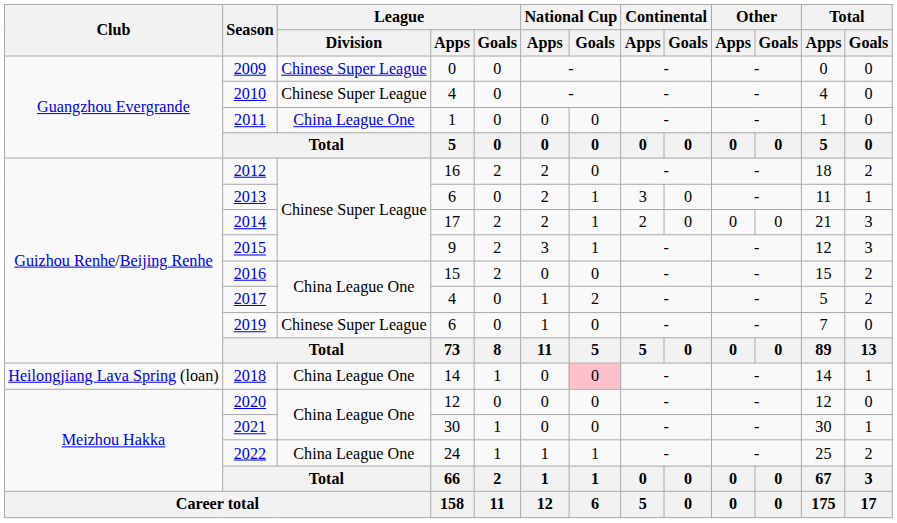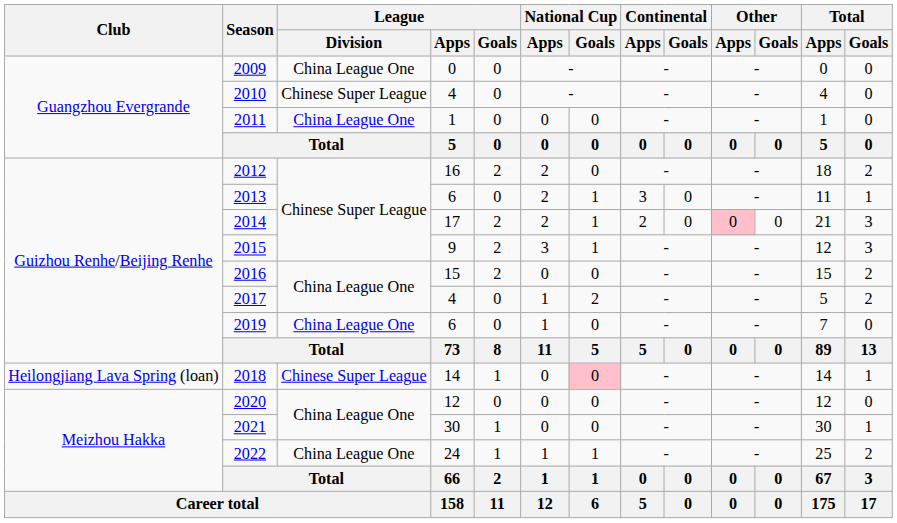(354, 68) Chinese Super League -> (354, 68) China League One
(733, 222) no background -> (733, 222) pink background
(354, 324) Chinese Super League -> (354, 324) China League One
(354, 376) China League One -> (354, 376) Chinese Super League
